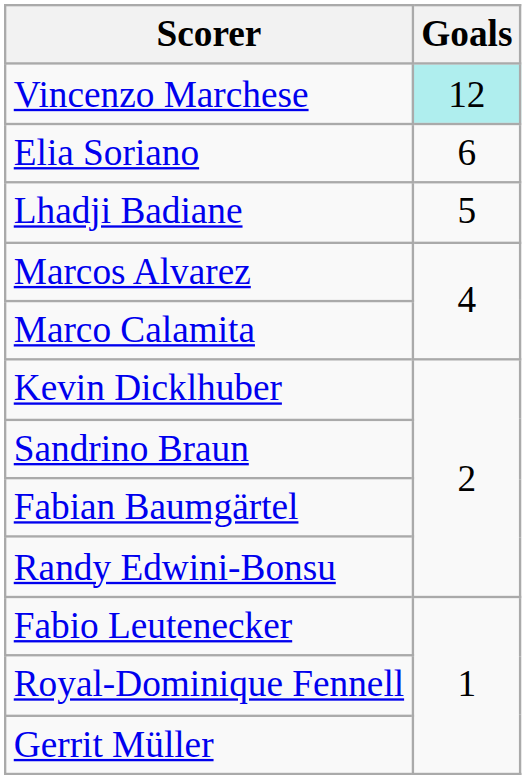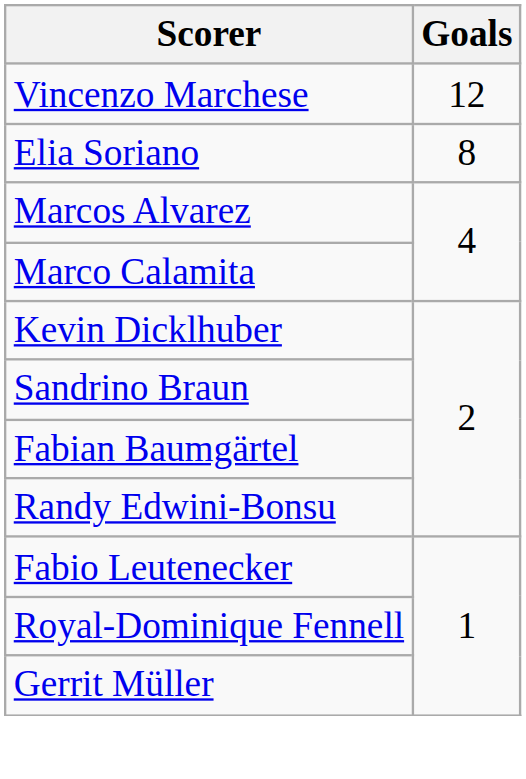(467, 93) paleturquoise background -> (467, 93) no background
(467, 152) 6 -> (467, 152) 8
- row: (128, 211)
